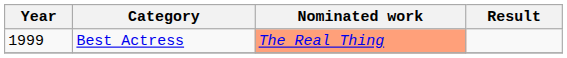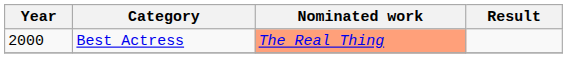(26, 41) 1999 -> (26, 41) 2000
